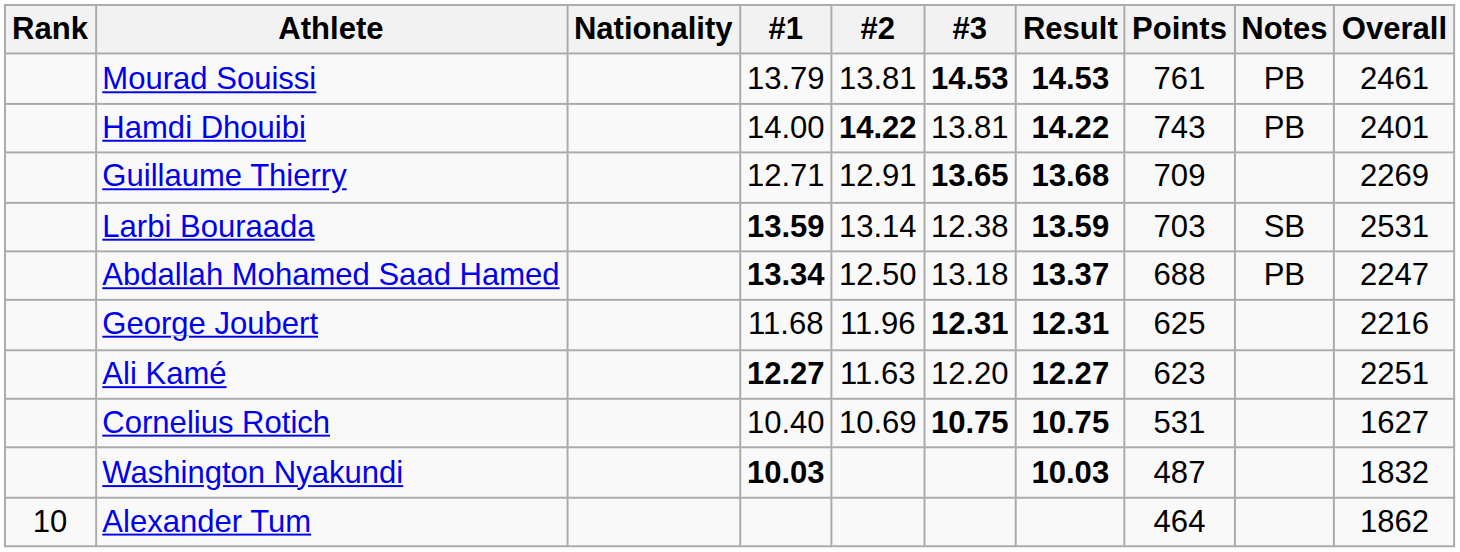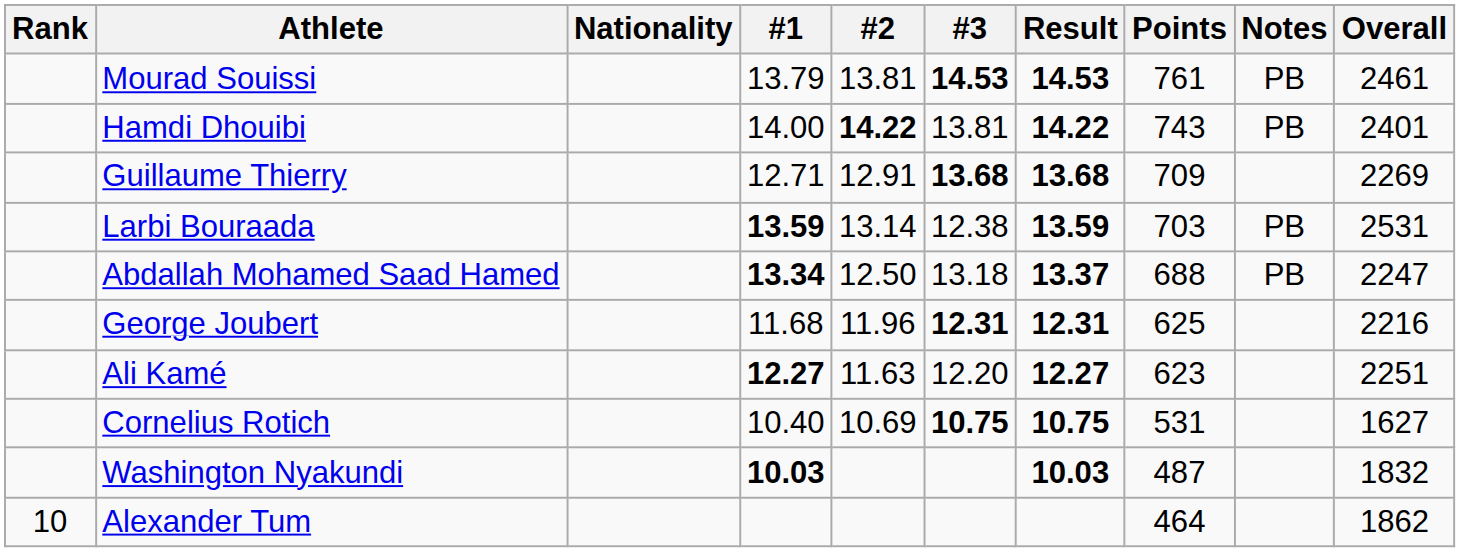(970, 176) 13.65 -> (970, 176) 13.68
(1284, 226) SB -> (1284, 226) PB
